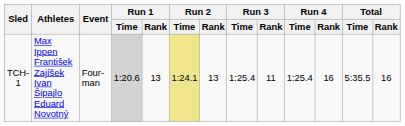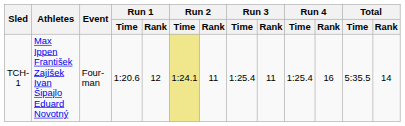(127, 78) lightgrey background -> (127, 78) no background
(156, 78) 13 -> (156, 78) 12
(213, 78) 13 -> (213, 78) 11
(386, 78) 16 -> (386, 78) 14
